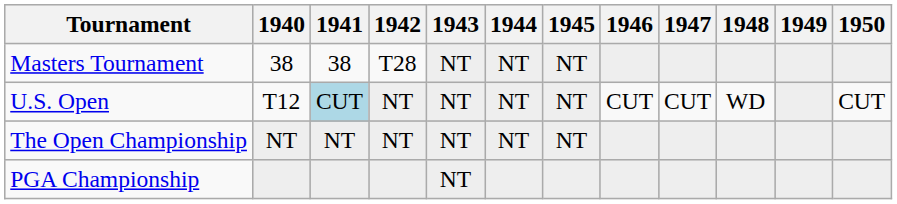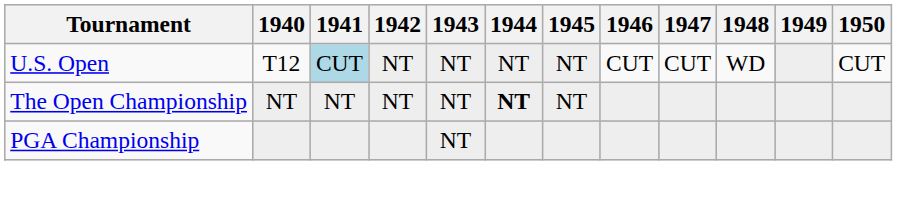- row: (107, 62)
(514, 140) normal -> (514, 101) bold
